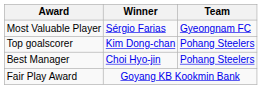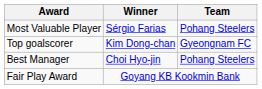(215, 28) Gyeongnam FC -> (217, 28) Pohang Steelers
(217, 44) Pohang Steelers -> (215, 44) Gyeongnam FC
